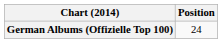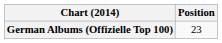(196, 30) 24 -> (196, 30) 23
